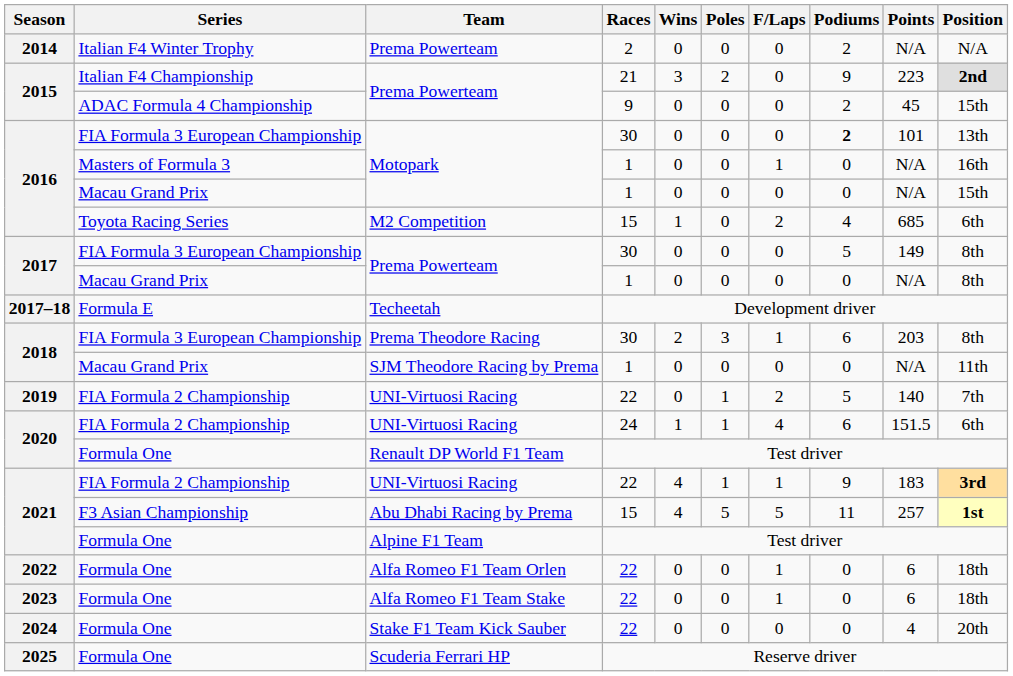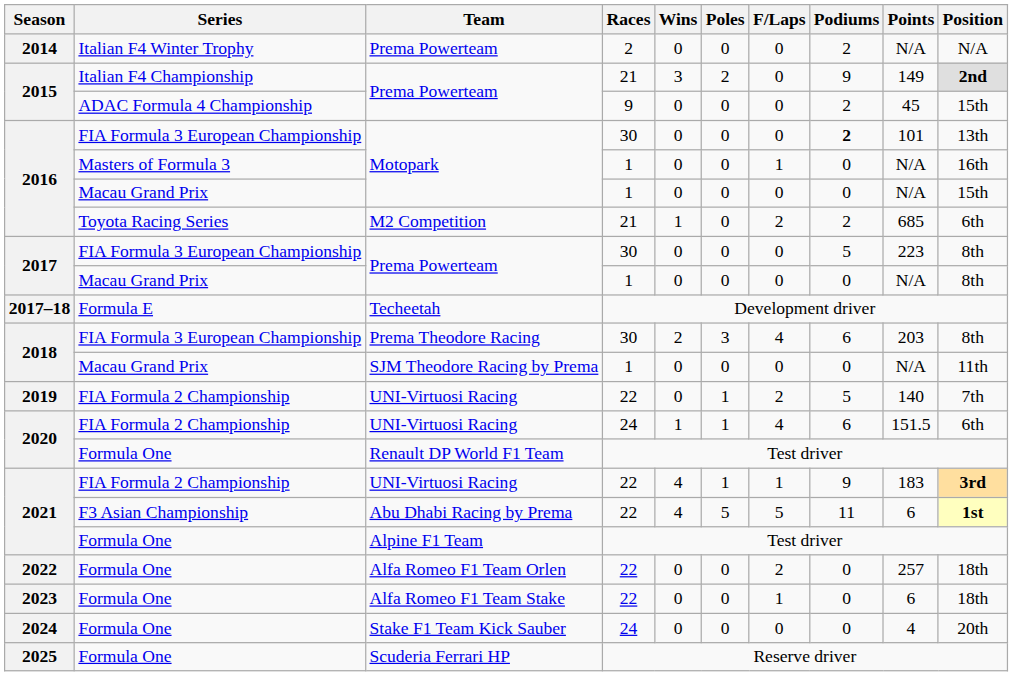(911, 77) 223 -> (911, 77) 149
(629, 222) 15 -> (629, 222) 21
(847, 222) 4 -> (847, 222) 2
(911, 251) 149 -> (911, 251) 223
(779, 338) 1 -> (779, 338) 4
(629, 511) 15 -> (629, 511) 22
(911, 511) 257 -> (911, 511) 6
(779, 569) 1 -> (779, 569) 2
(911, 569) 6 -> (911, 569) 257
(629, 627) 22 -> (629, 627) 24
